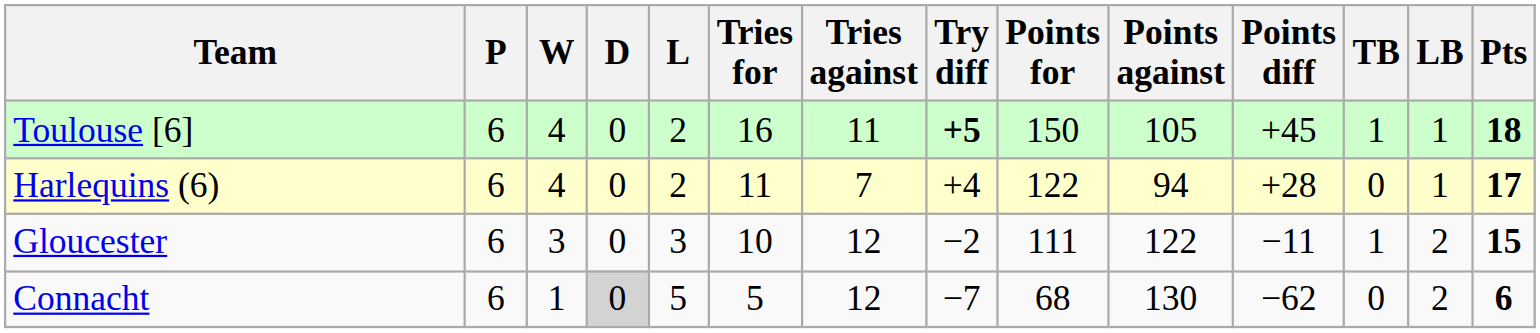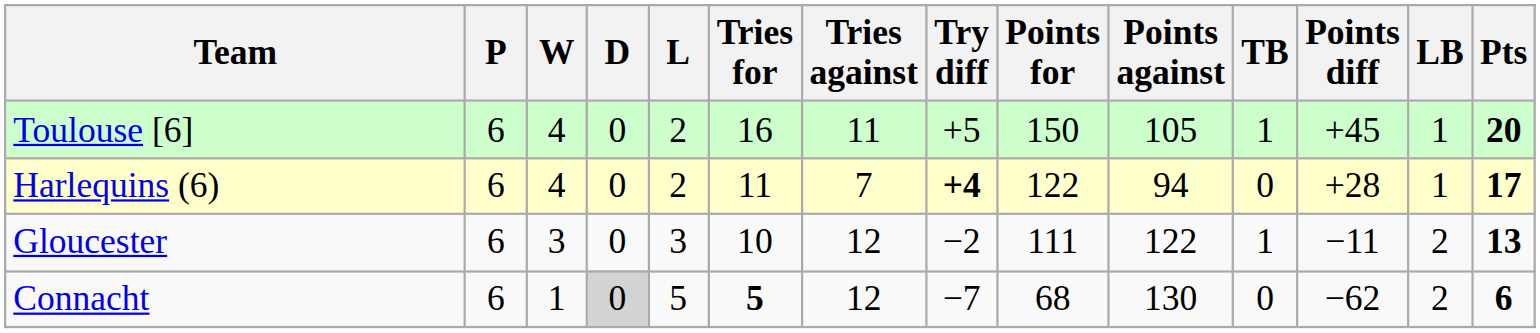columns swapped: (1289, 52) <-> (1376, 52)
(962, 128) bold -> (962, 128) normal
(1504, 128) 18 -> (1504, 128) 20
(962, 185) normal -> (962, 185) bold
(1504, 241) 15 -> (1504, 241) 13
(755, 297) normal -> (755, 297) bold
